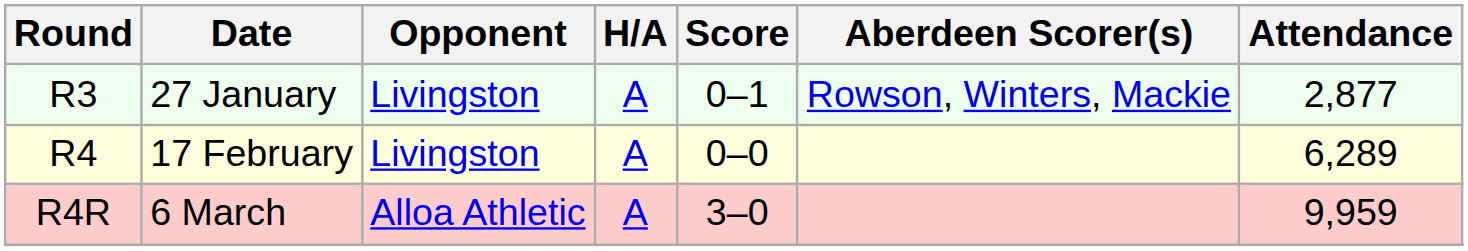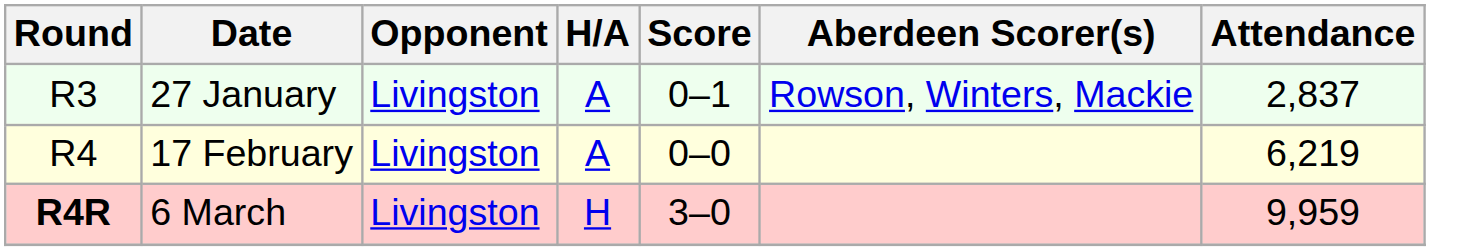(1351, 93) 2,877 -> (1313, 93) 2,837
(1351, 153) 6,289 -> (1313, 153) 6,219
(73, 213) normal -> (73, 213) bold
(478, 213) Alloa Athletic -> (455, 213) Livingston
(635, 213) A -> (598, 213) H
